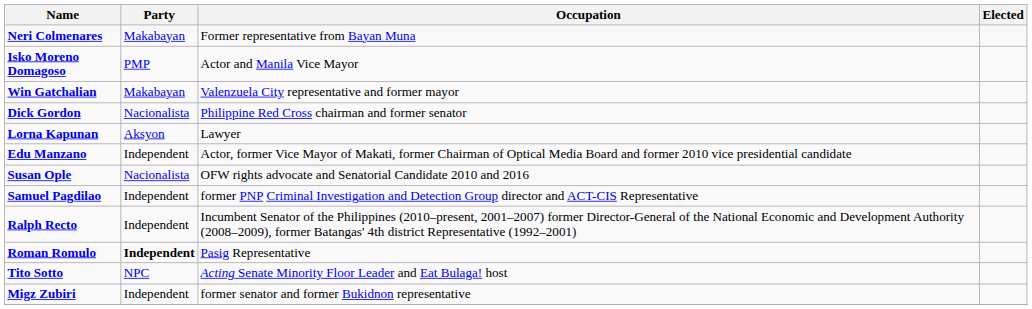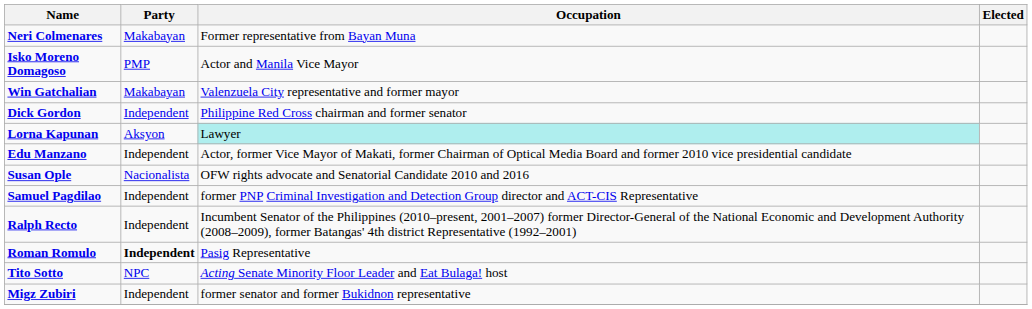(157, 112) Nacionalista -> (156, 112) Independent
(221, 133) no background -> (221, 133) paleturquoise background
